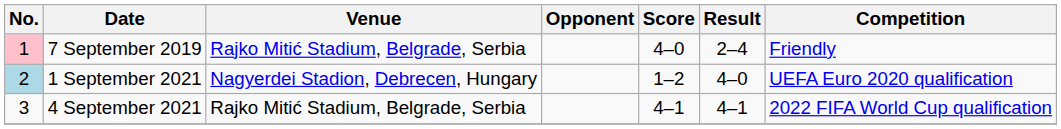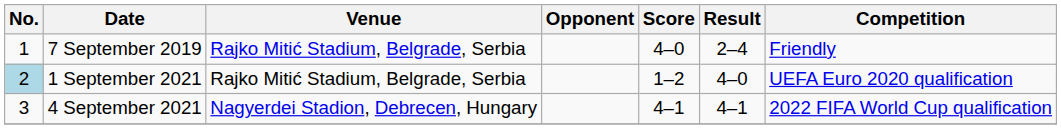(24, 49) pink background -> (24, 49) no background
(374, 78) Nagyerdei Stadion, Debrecen, Hungary -> (368, 78) Rajko Mitić Stadium, Belgrade, Serbia
(368, 108) Rajko Mitić Stadium, Belgrade, Serbia -> (374, 108) Nagyerdei Stadion, Debrecen, Hungary
